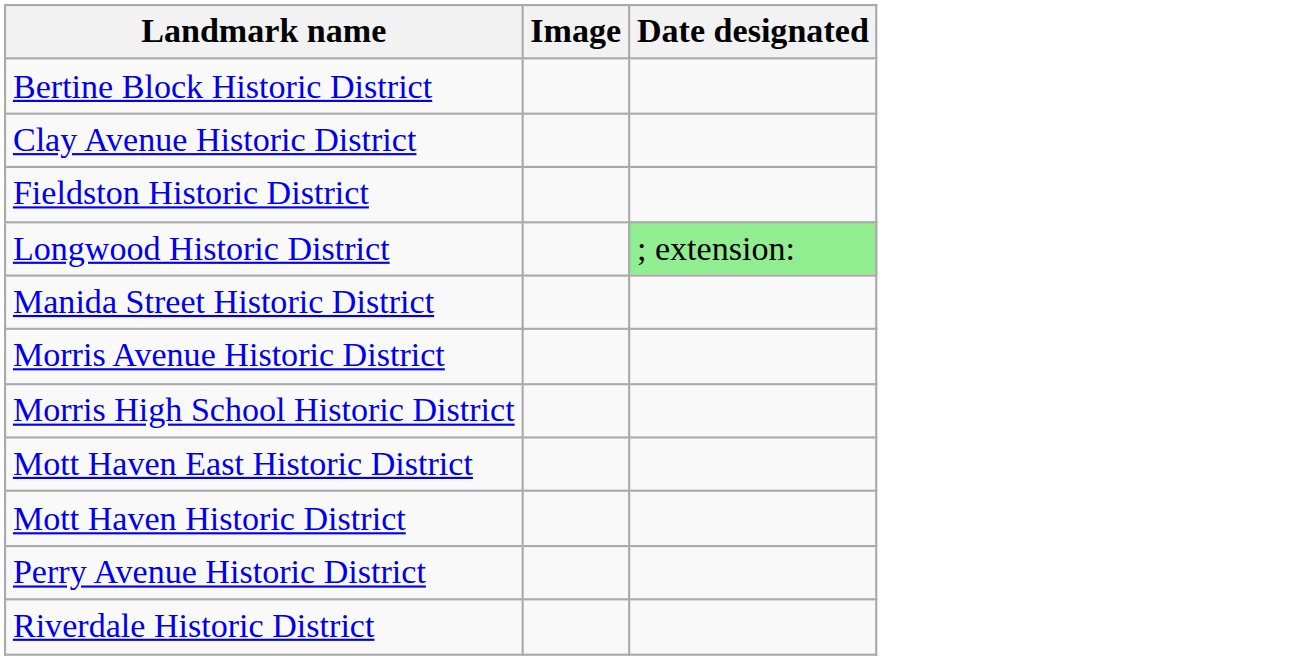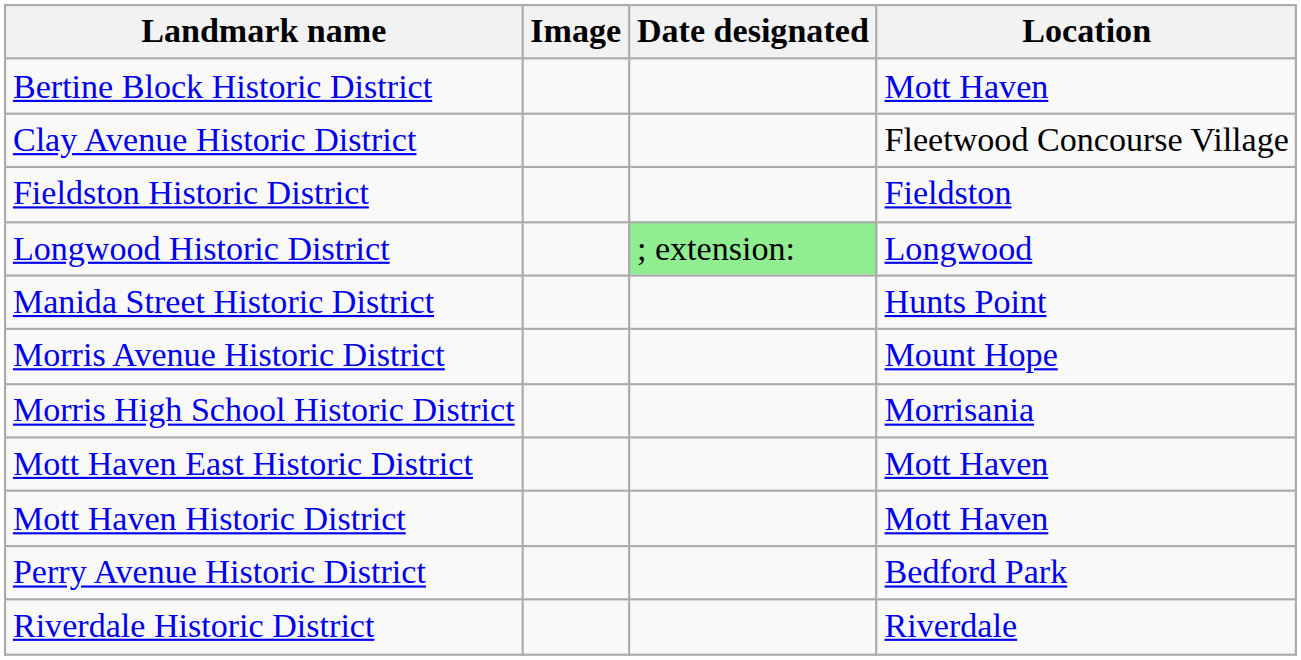+ column: (1087, 31)
